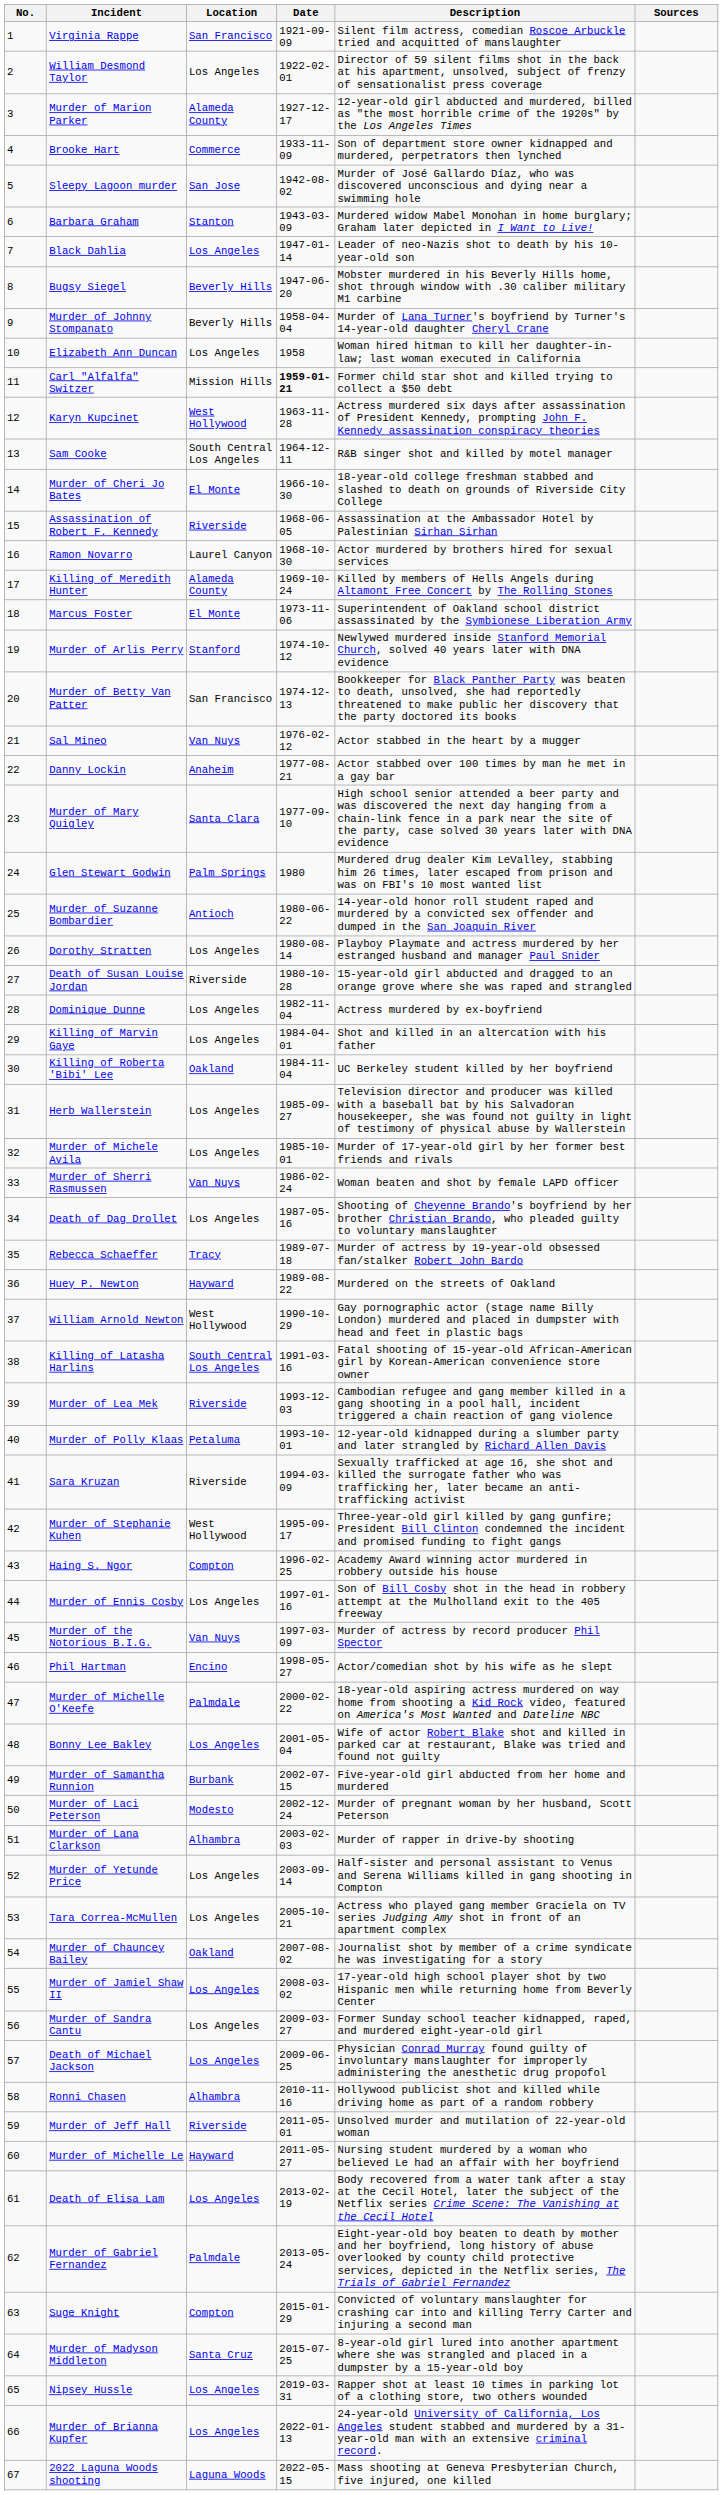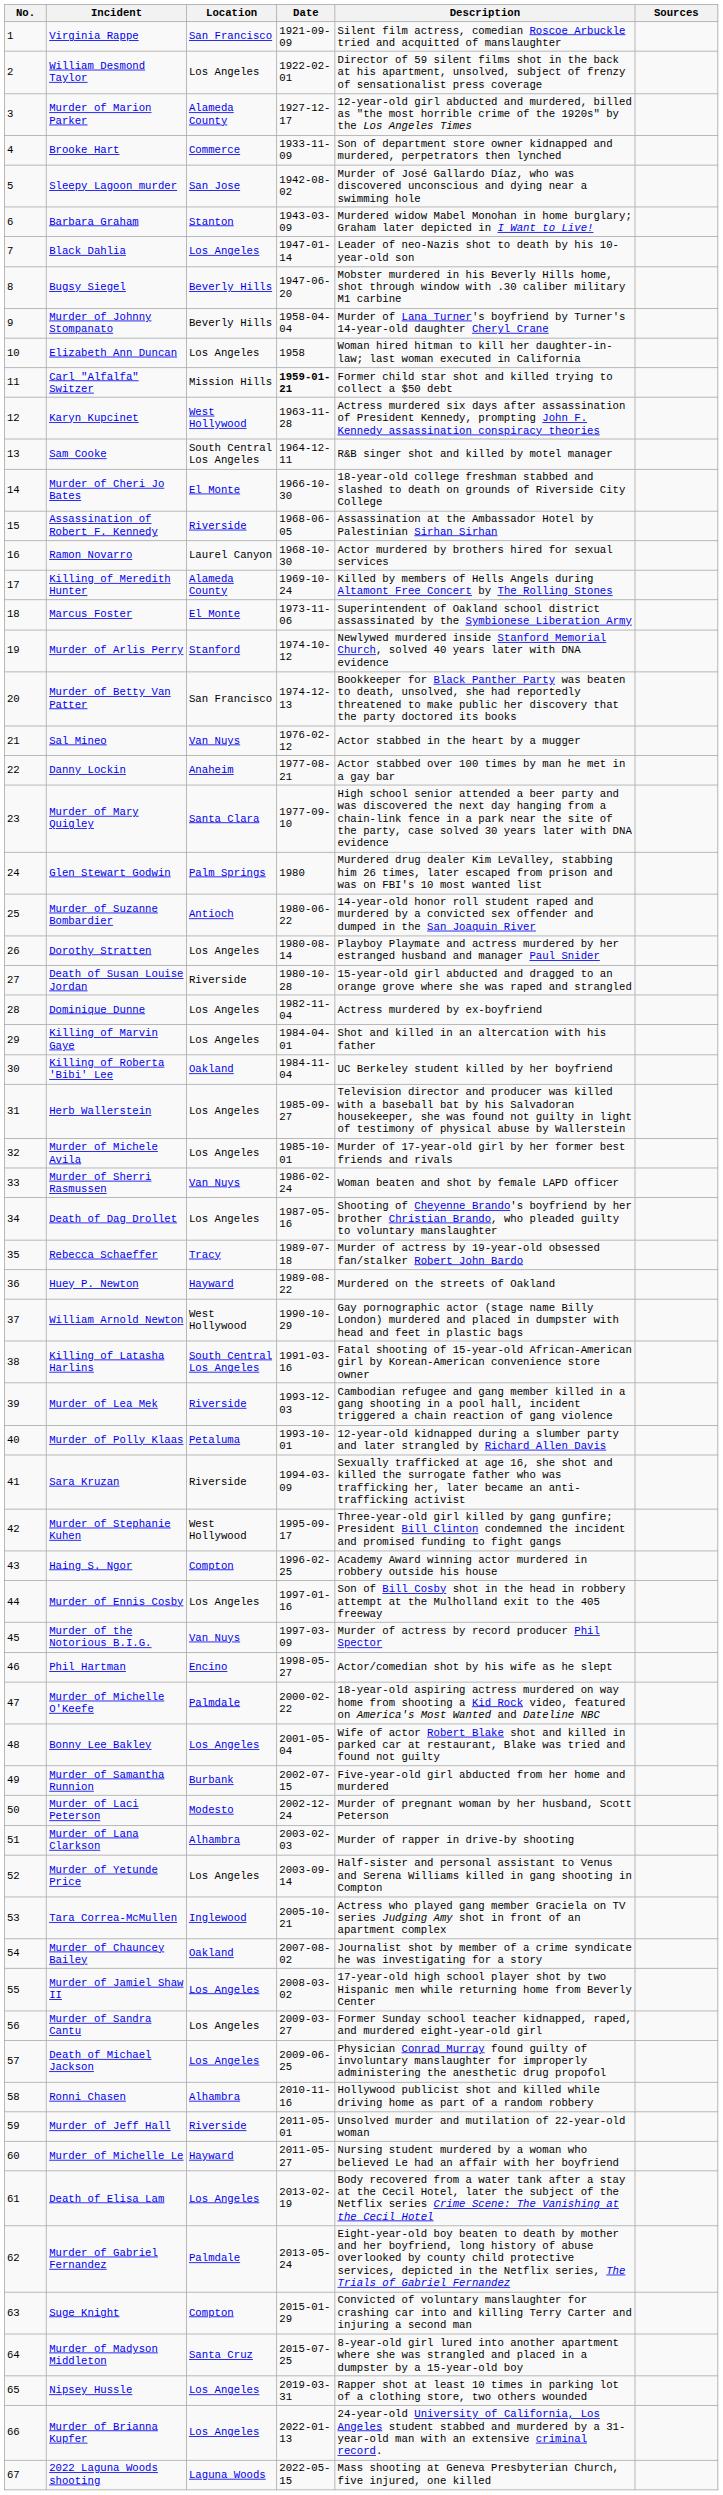(224, 1918) Los Angeles -> (218, 1918) Inglewood
